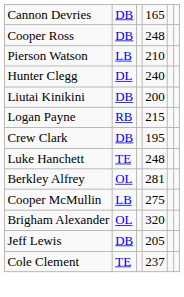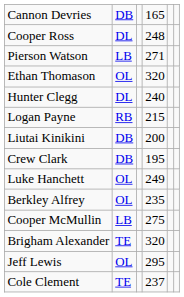(124, 35) DB -> (124, 35) DL
(155, 55) 210 -> (155, 55) 271
+ row: (51, 76)
rows swapped: (41, 117) <-> (46, 96)
(123, 158) TE -> (124, 179) OL
(155, 158) 248 -> (155, 179) 249
(155, 179) 281 -> (155, 199) 235
(124, 220) OL -> (123, 240) TE
(124, 240) DB -> (124, 261) OL
(155, 240) 205 -> (155, 261) 295
